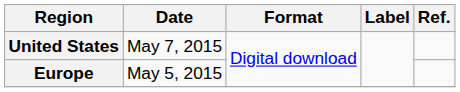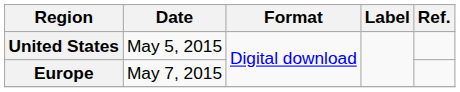(174, 45) May 7, 2015 -> (174, 45) May 5, 2015
(174, 73) May 5, 2015 -> (174, 73) May 7, 2015
